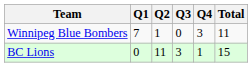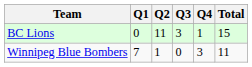rows swapped: (31, 52) <-> (67, 33)
